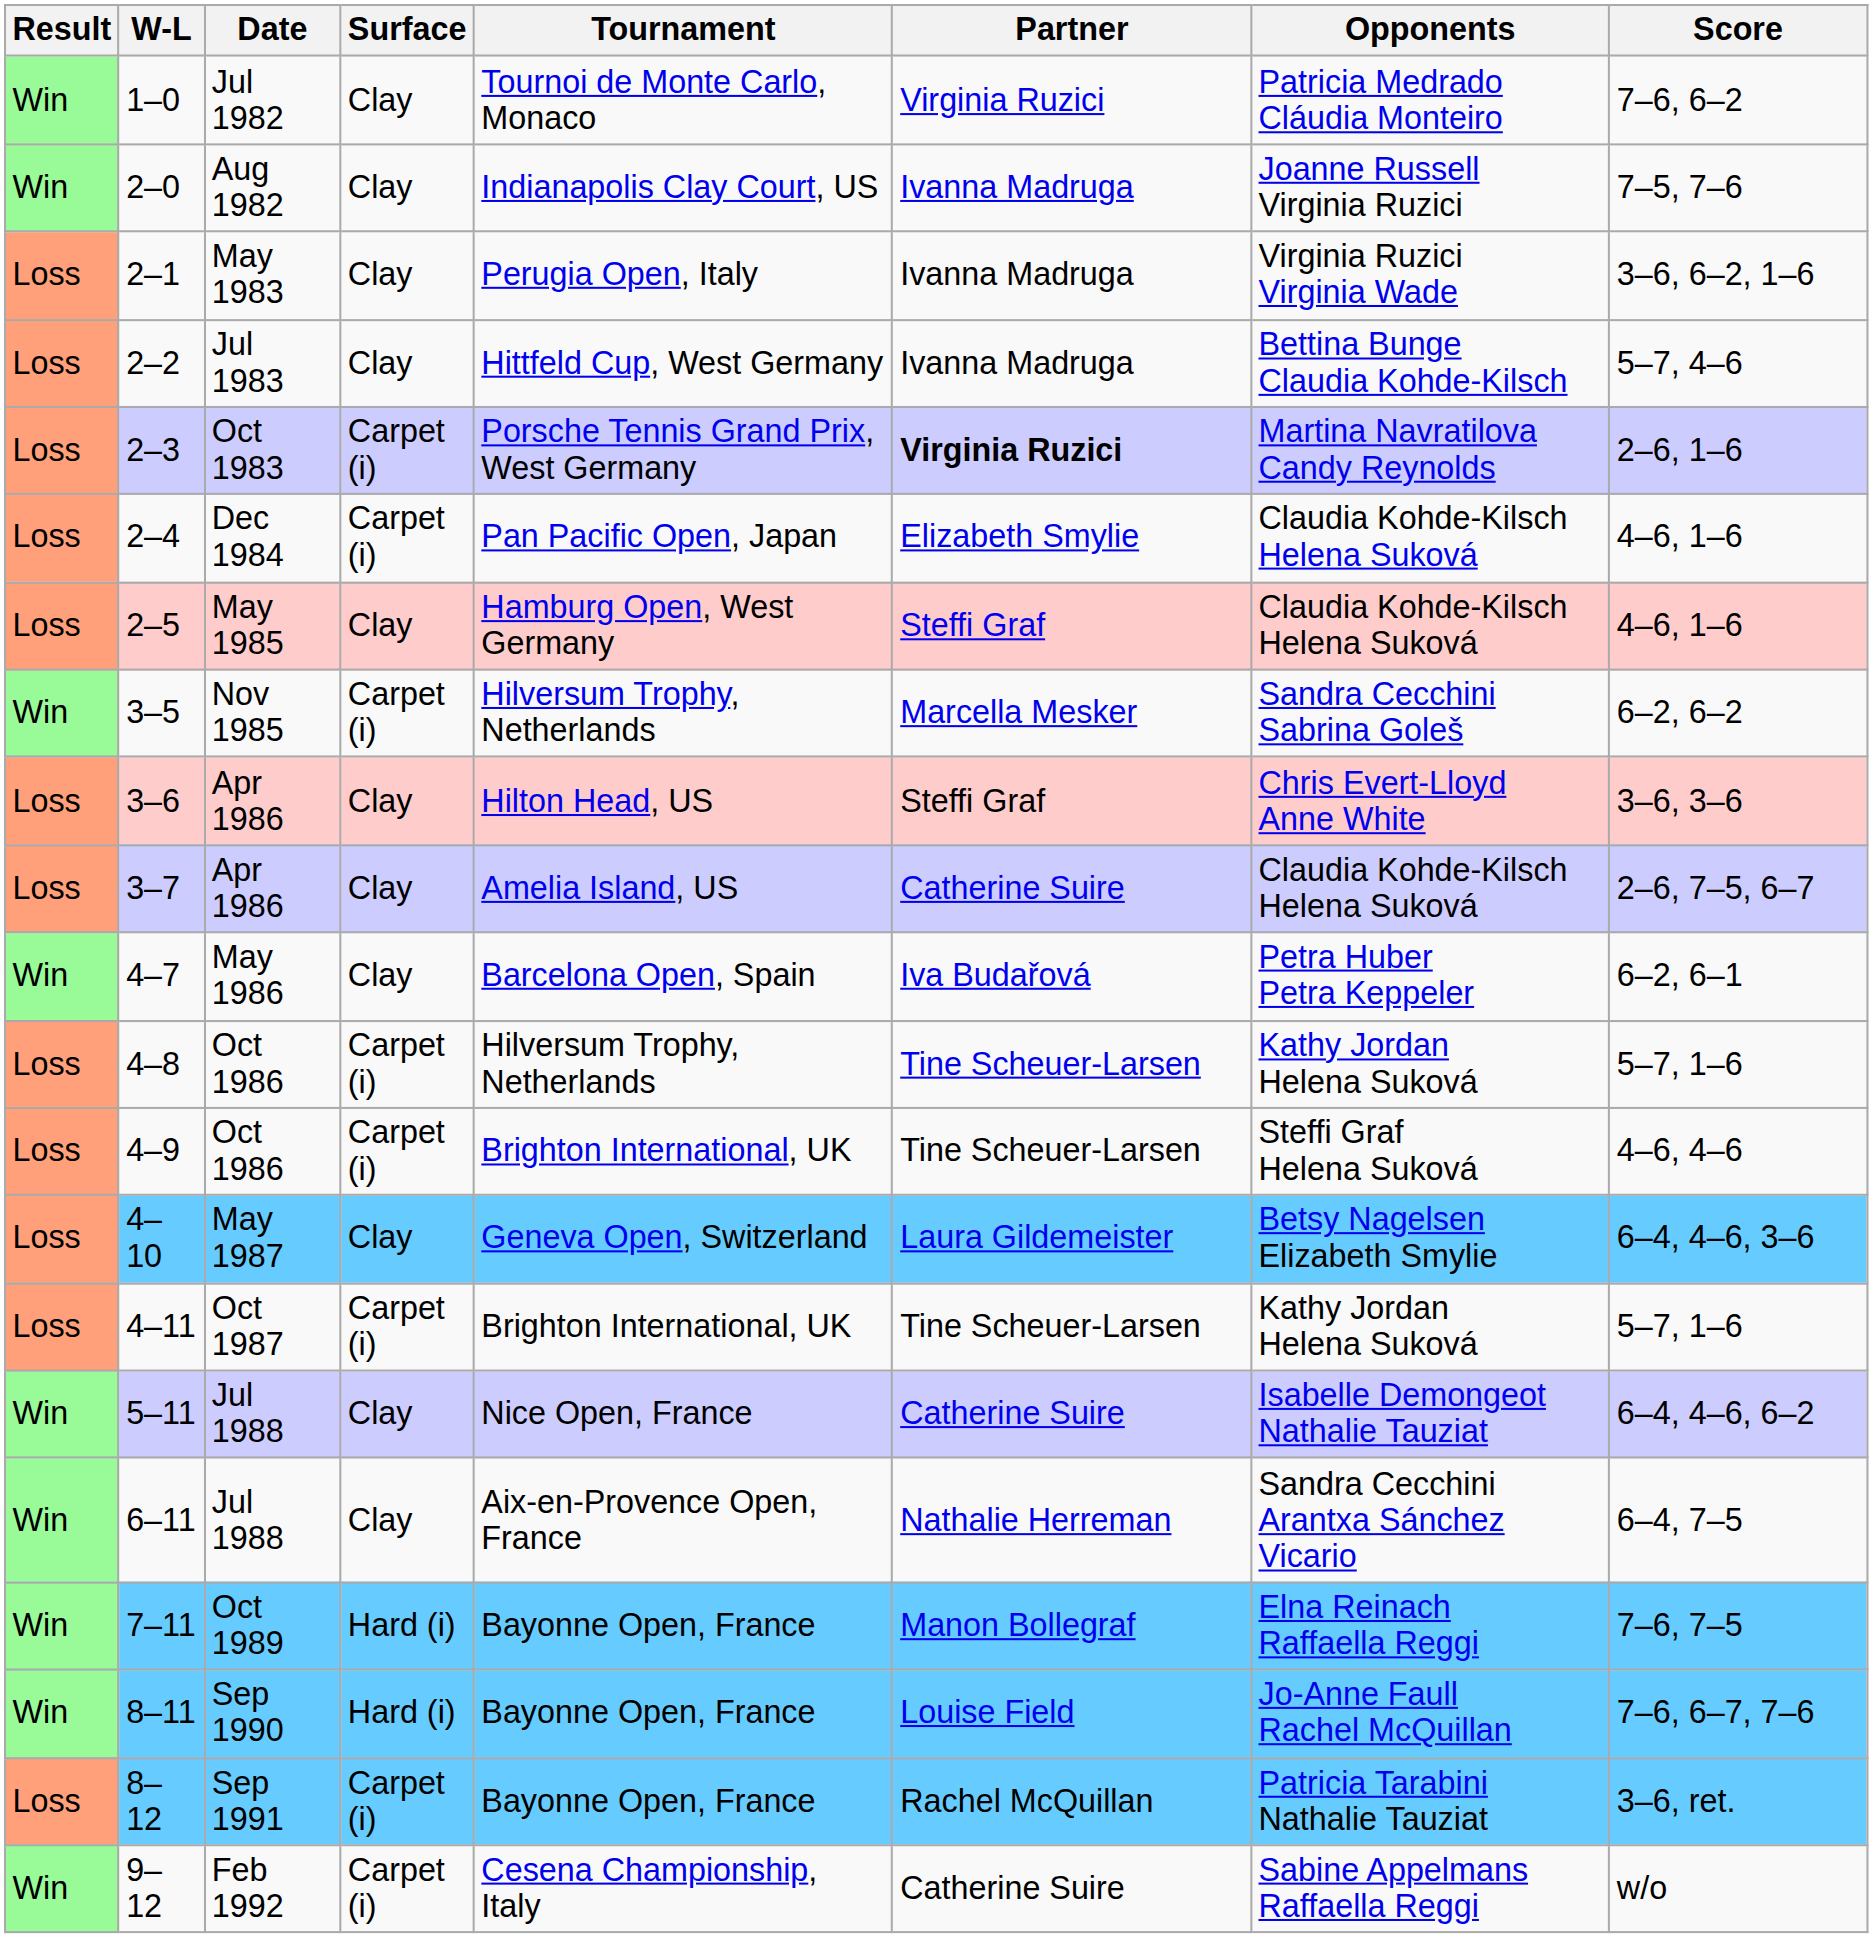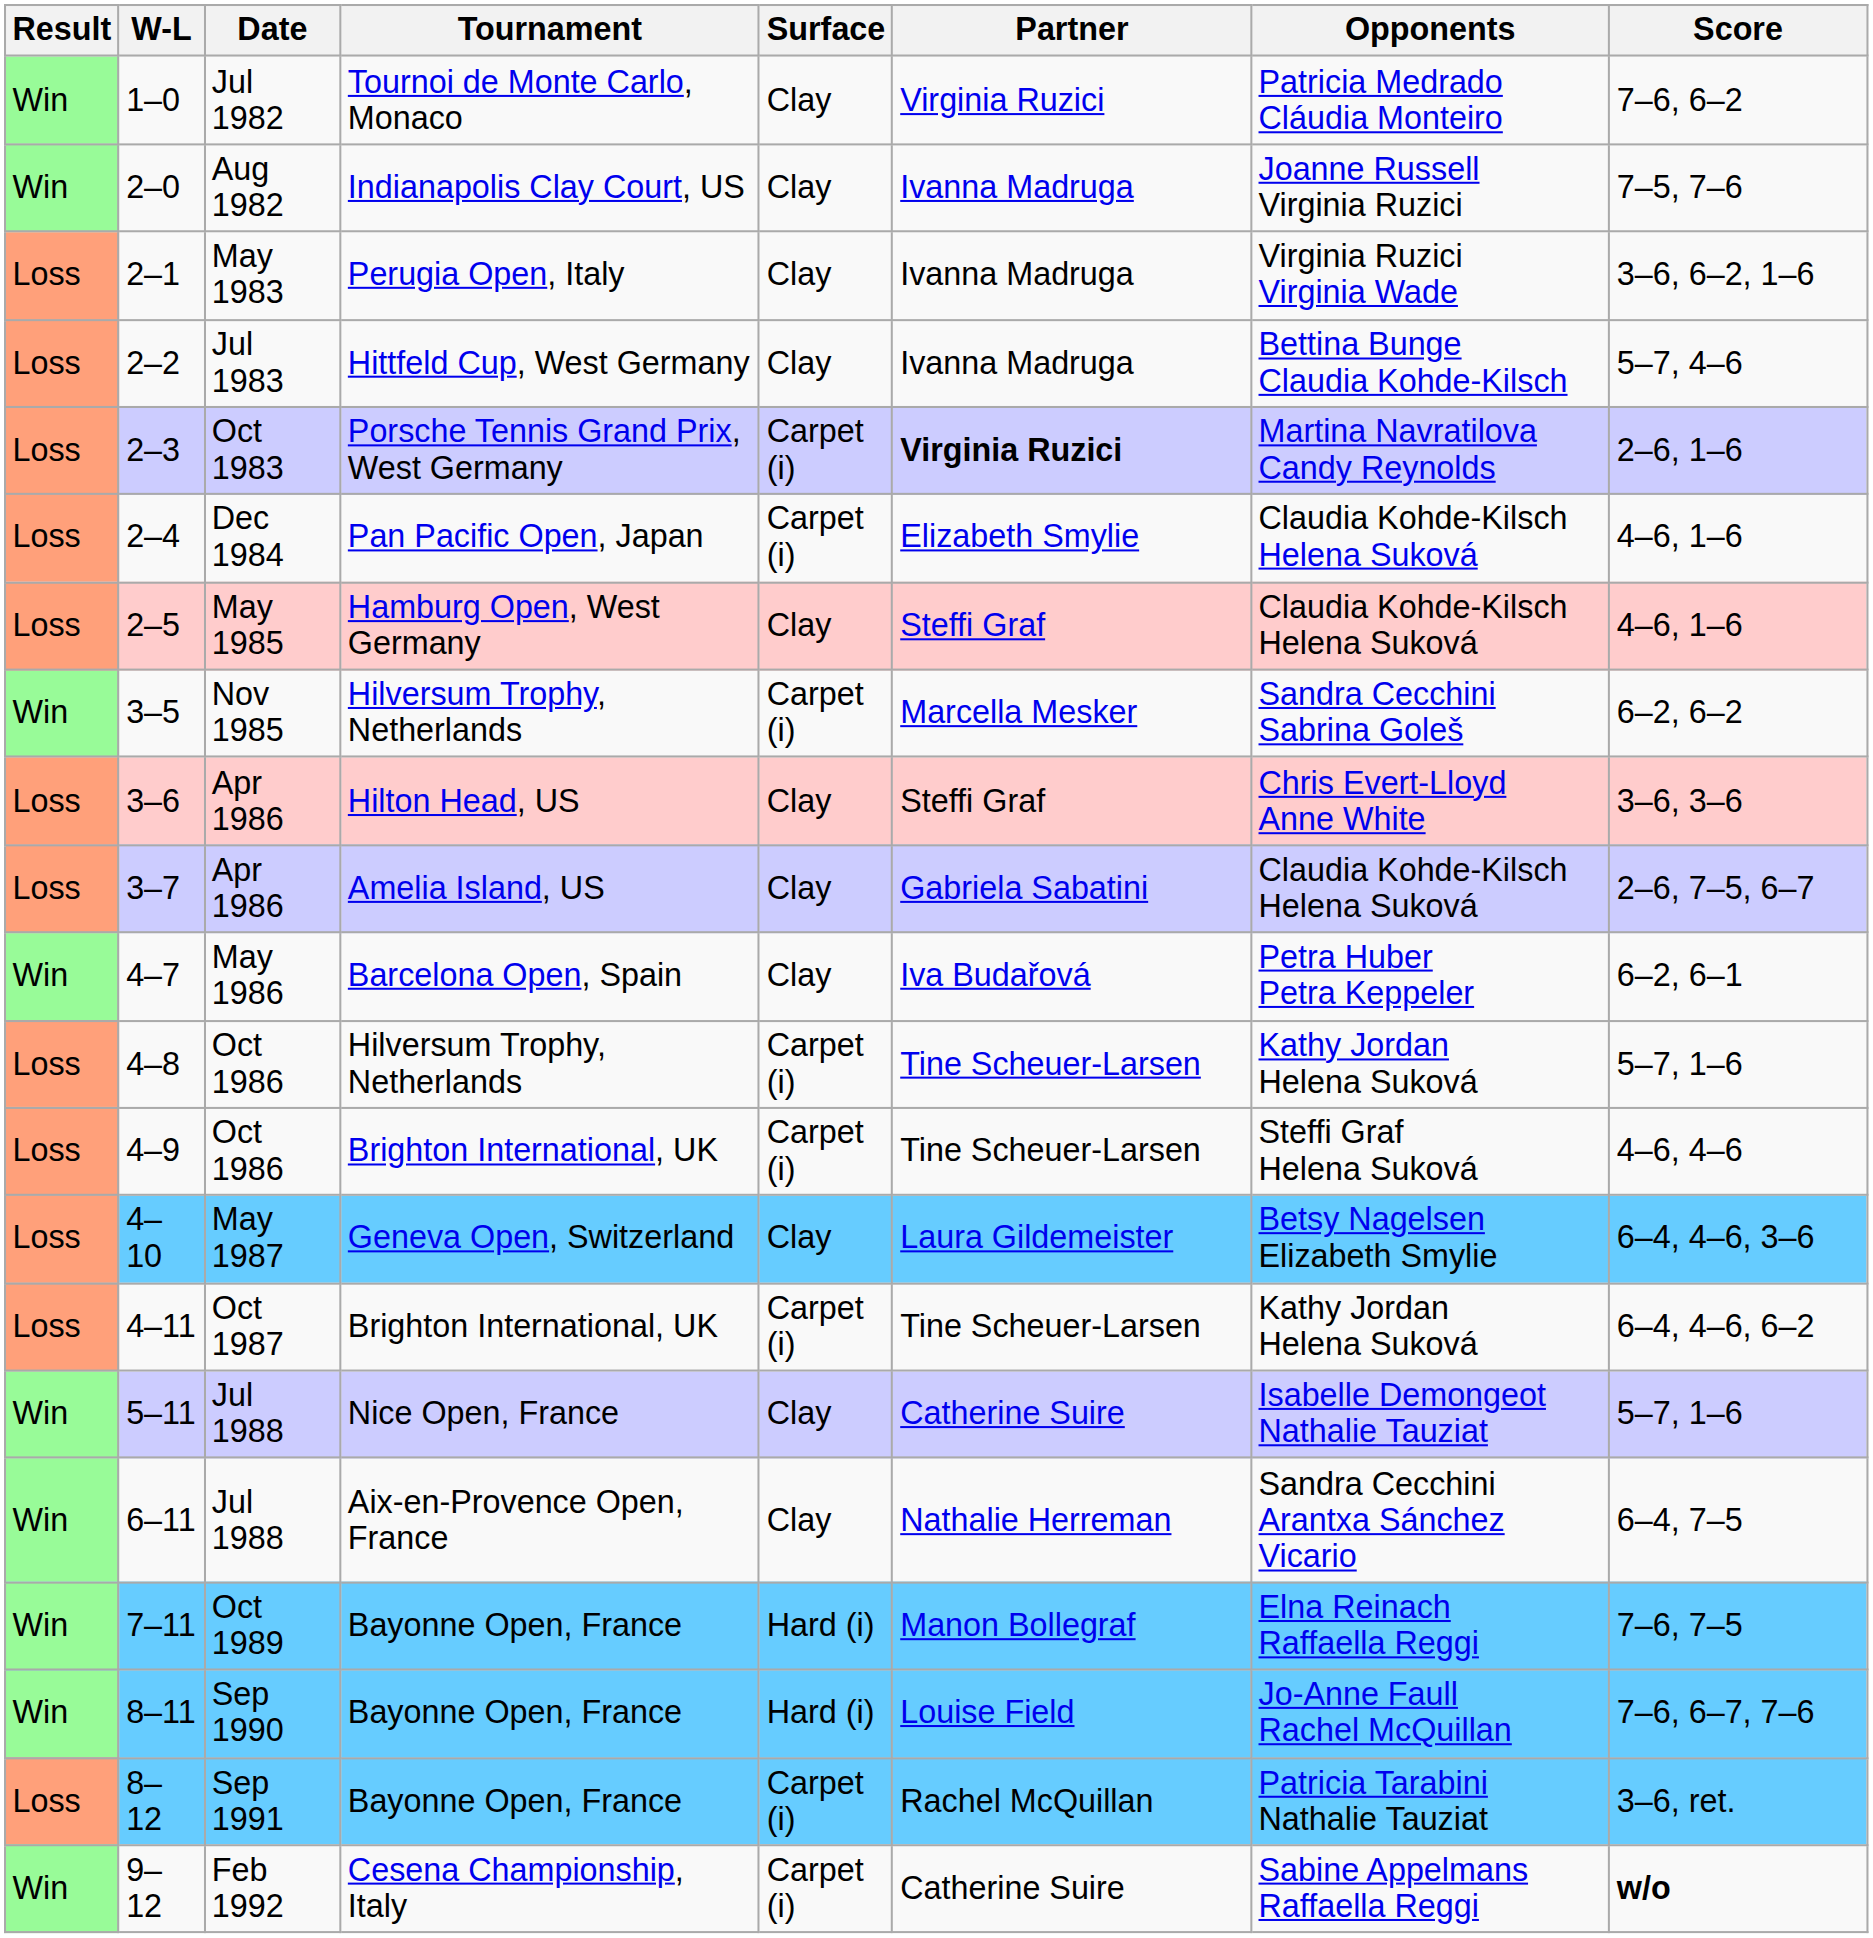columns swapped: (683, 30) <-> (407, 30)
(1013, 888) Catherine Suire -> (1024, 888) Gabriela Sabatini
(1680, 1326) 5–7, 1–6 -> (1716, 1326) 6–4, 4–6, 6–2
(1716, 1413) 6–4, 4–6, 6–2 -> (1680, 1413) 5–7, 1–6
(1642, 1888) normal -> (1644, 1888) bold
